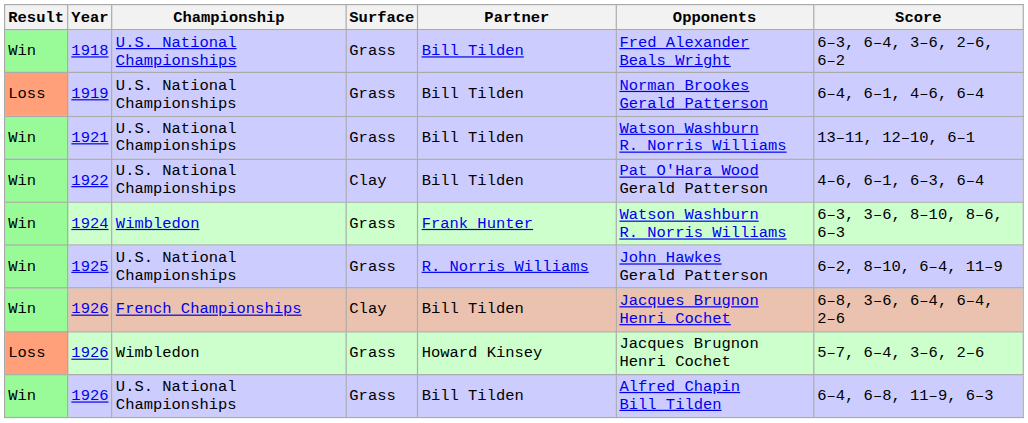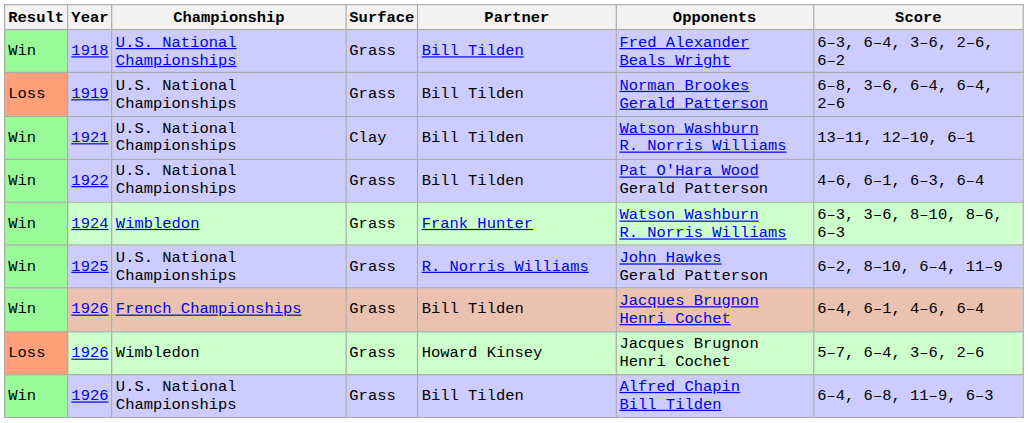(901, 94) 6–4, 6–1, 4–6, 6–4 -> (905, 94) 6–8, 3–6, 6–4, 6–4, 2–6
(373, 137) Grass -> (368, 137) Clay
(368, 181) Clay -> (373, 181) Grass
(368, 310) Clay -> (373, 310) Grass
(905, 310) 6–8, 3–6, 6–4, 6–4, 2–6 -> (901, 310) 6–4, 6–1, 4–6, 6–4
